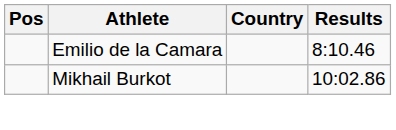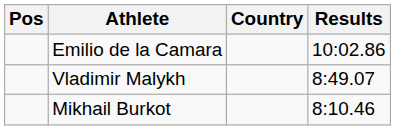(344, 49) 8:10.46 -> (349, 49) 10:02.86
+ row: (119, 79)
(349, 79) 10:02.86 -> (344, 109) 8:10.46
